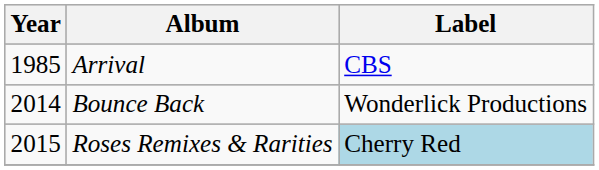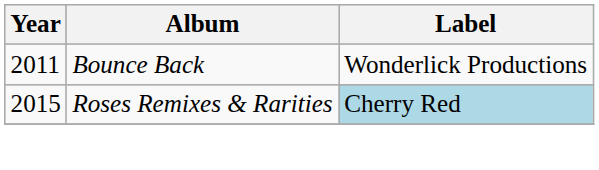- row: (109, 64)
(36, 104) 2014 -> (35, 64) 2011
